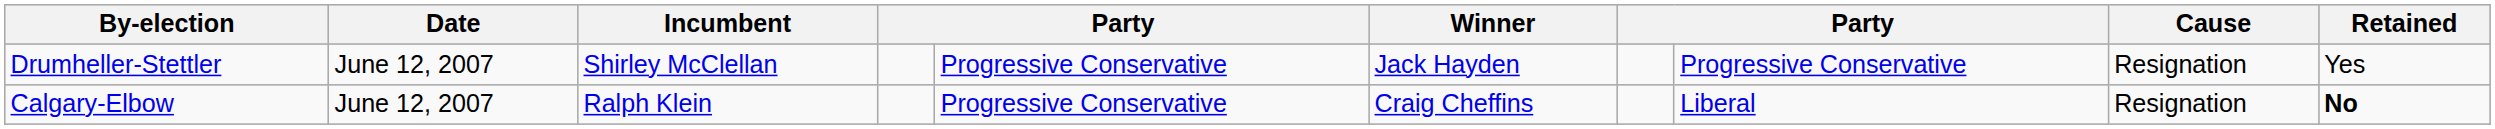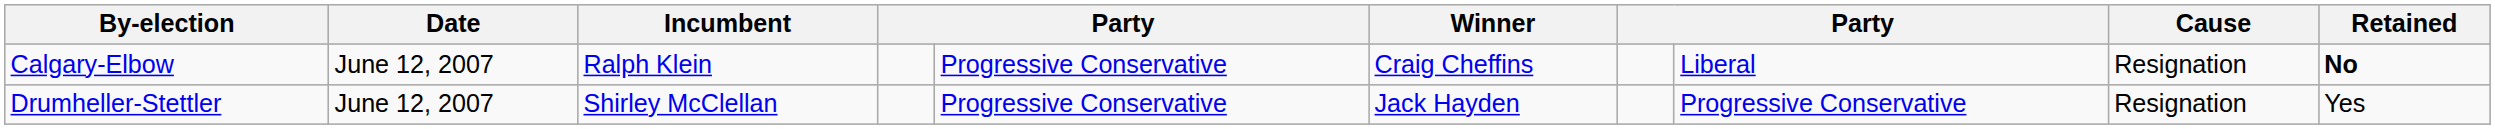rows swapped: (116, 64) <-> (92, 104)
